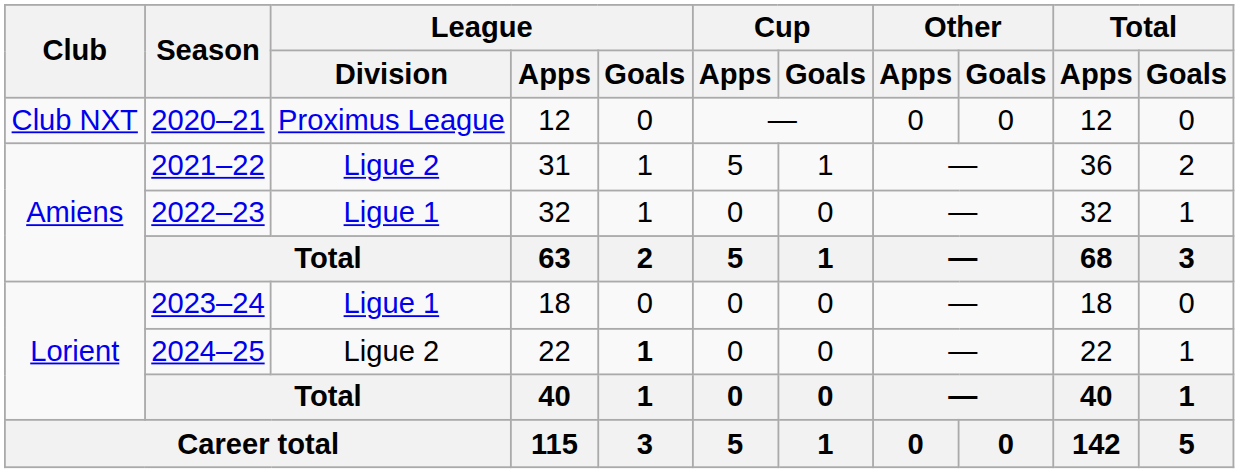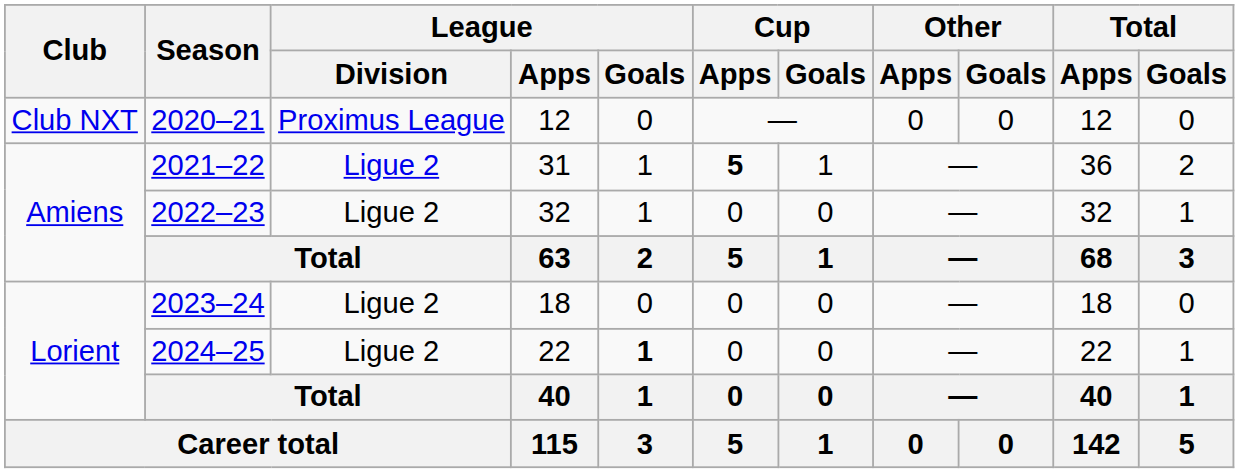(735, 166) normal -> (735, 166) bold
(391, 212) Ligue 1 -> (391, 212) Ligue 2
(391, 304) Ligue 1 -> (391, 304) Ligue 2
